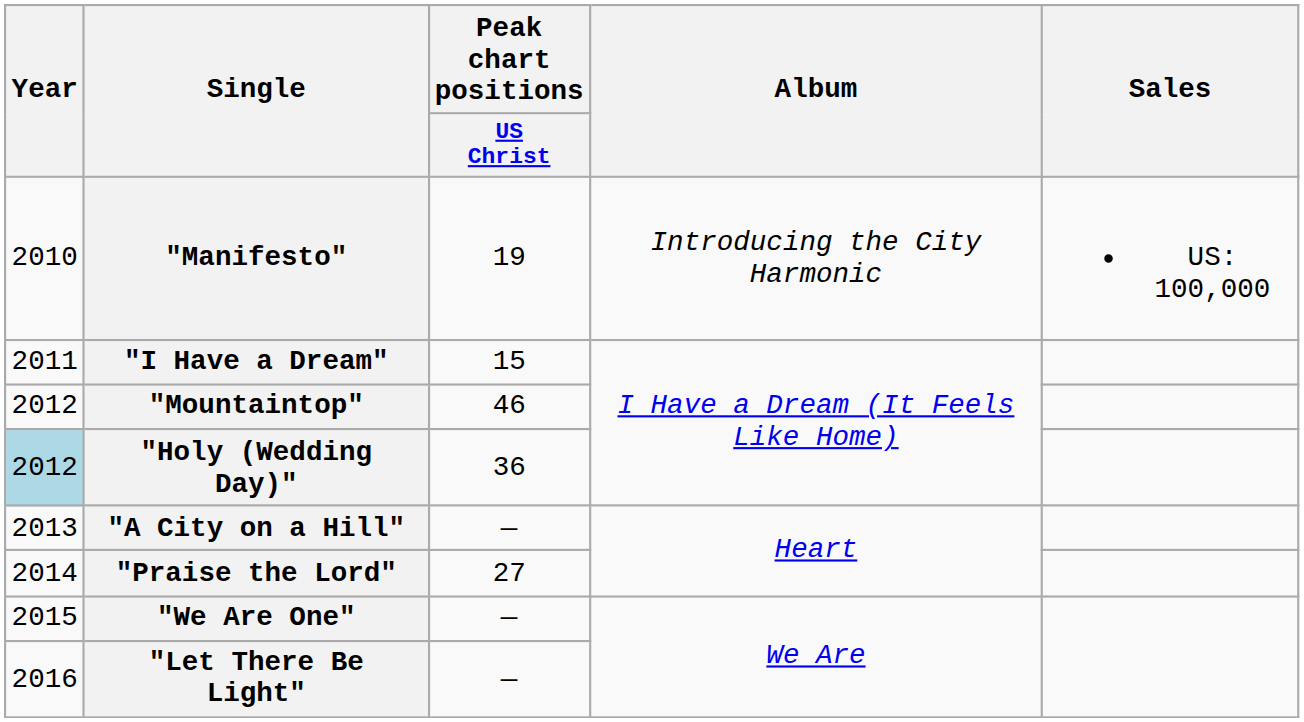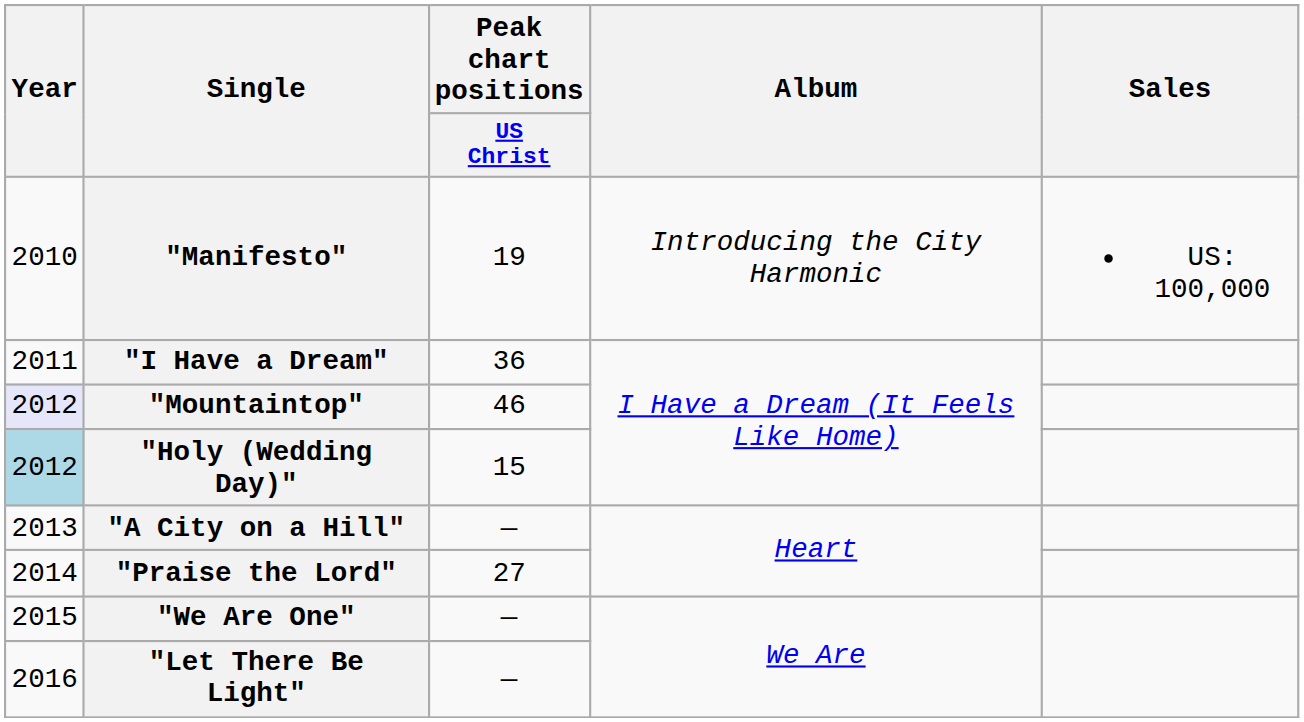(509, 362) 15 -> (509, 362) 36
(45, 407) no background -> (45, 407) lavender background
(509, 468) 36 -> (509, 468) 15
